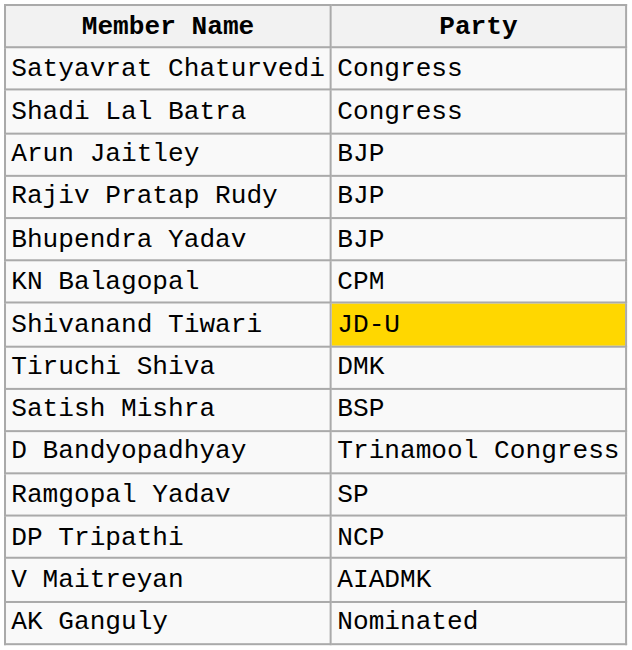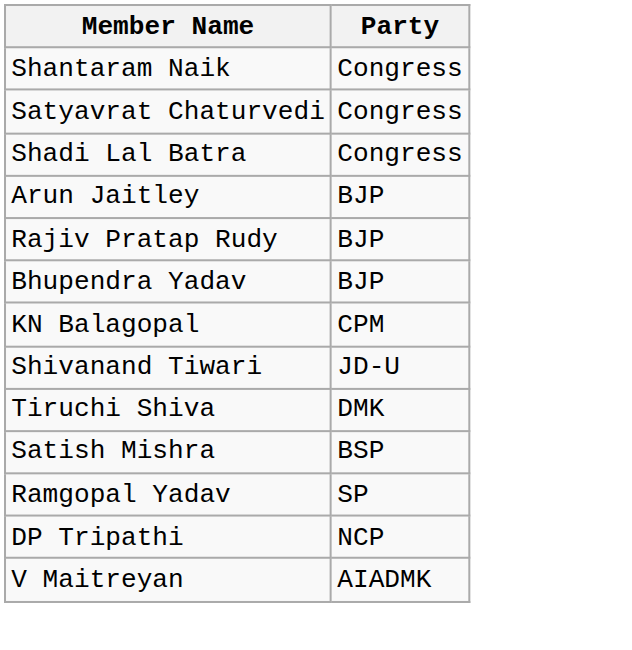+ row: (121, 69)
(369, 324) gold background -> (369, 367) no background
- row: (129, 452)
- row: (90, 623)
